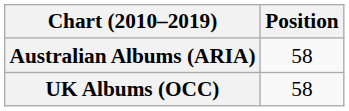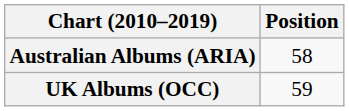(302, 88) 58 -> (302, 88) 59
